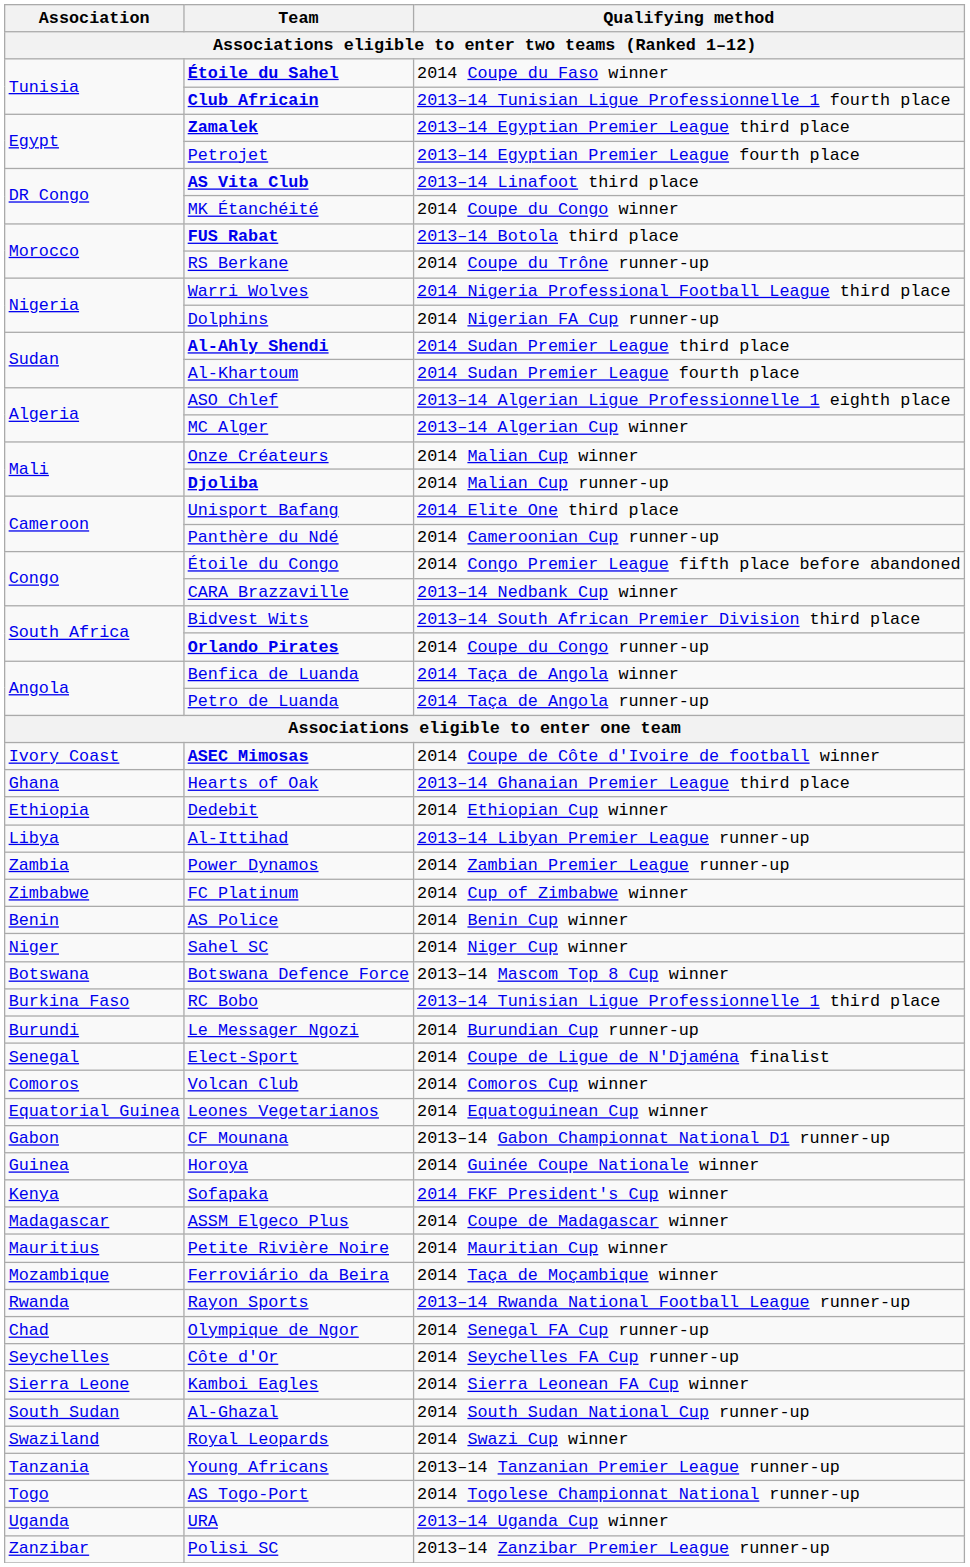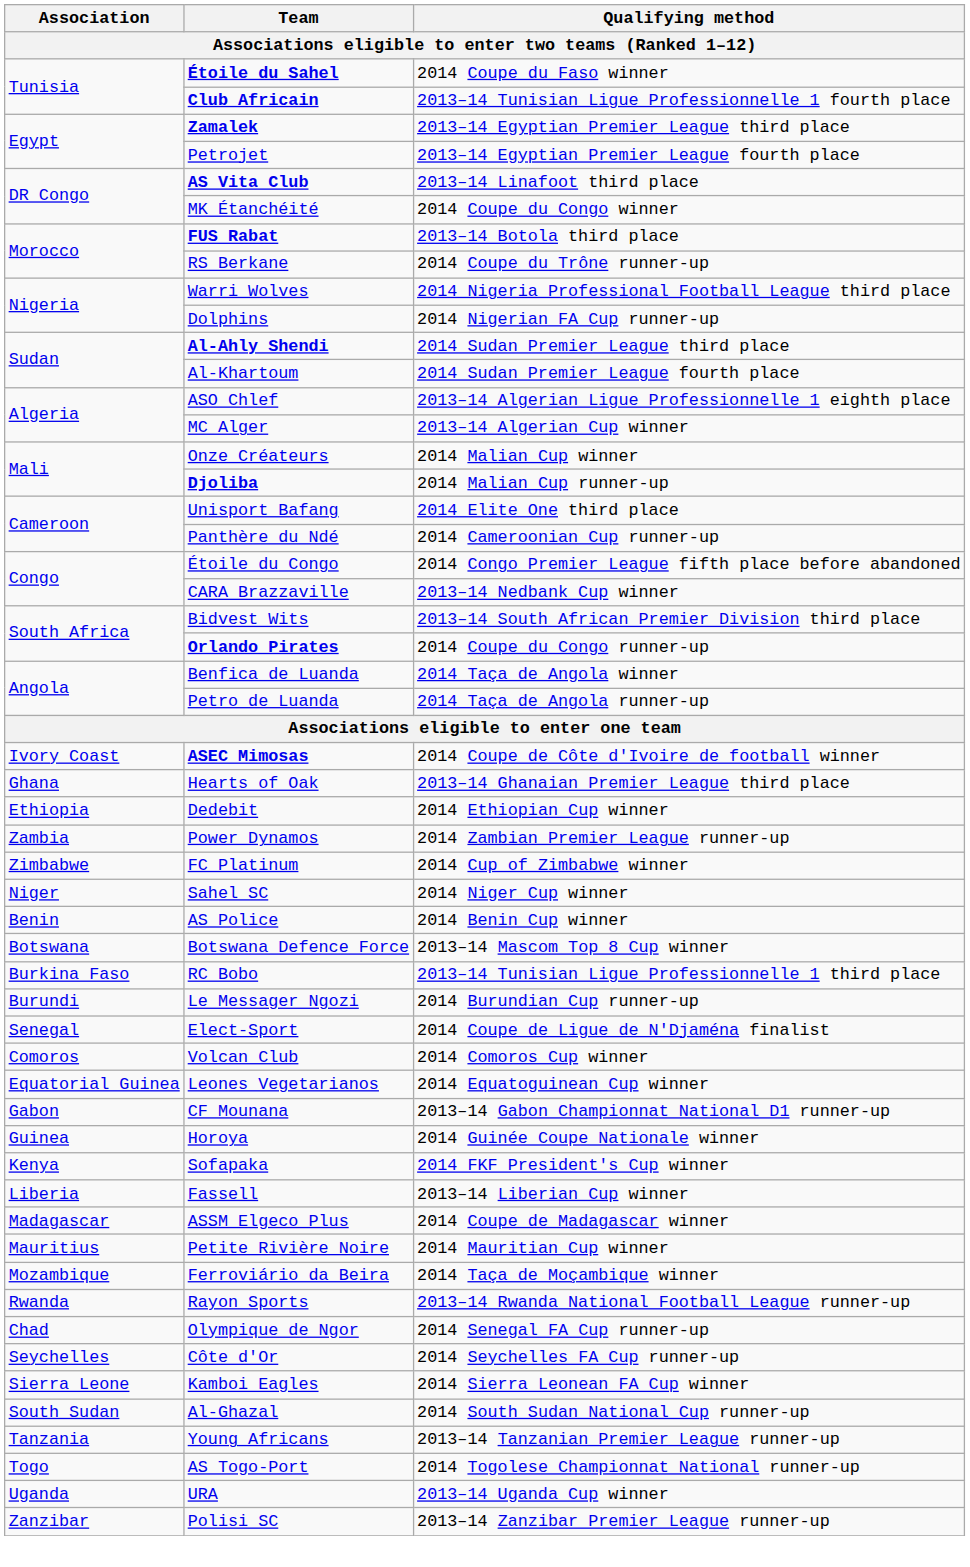- row: (238, 838)
rows swapped: (228, 948) <-> (233, 920)
+ row: (223, 1194)
- row: (258, 1440)
